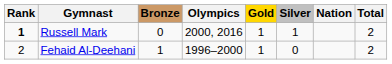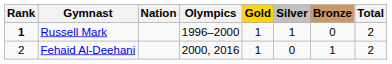columns swapped: (334, 13) <-> (160, 13)
(214, 31) 2000, 2016 -> (211, 31) 1996–2000
(214, 50) 1996–2000 -> (211, 50) 2000, 2016
